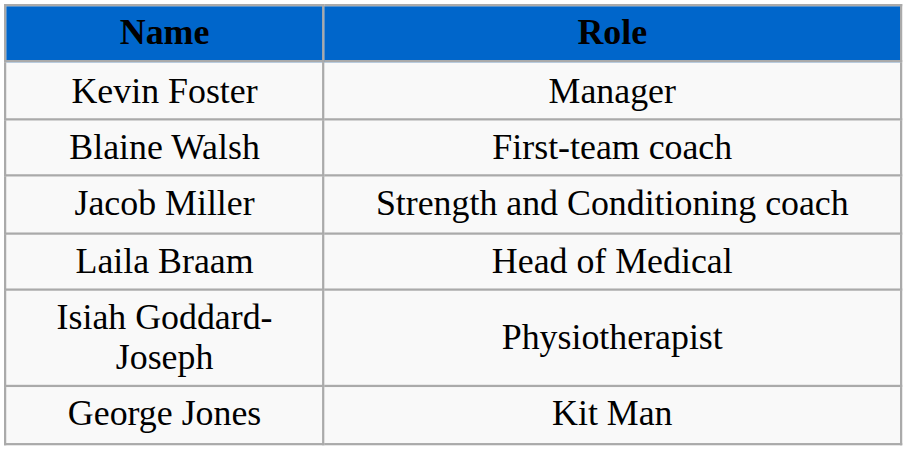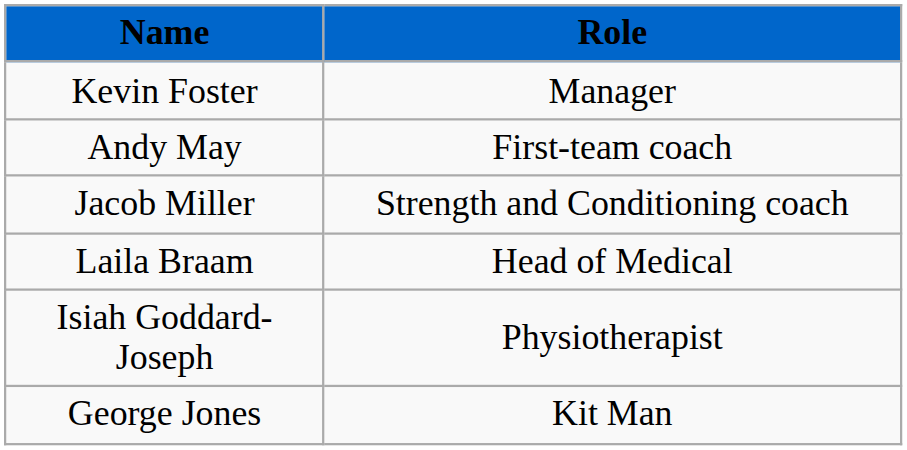+ row: (165, 146)
- row: (165, 146)
